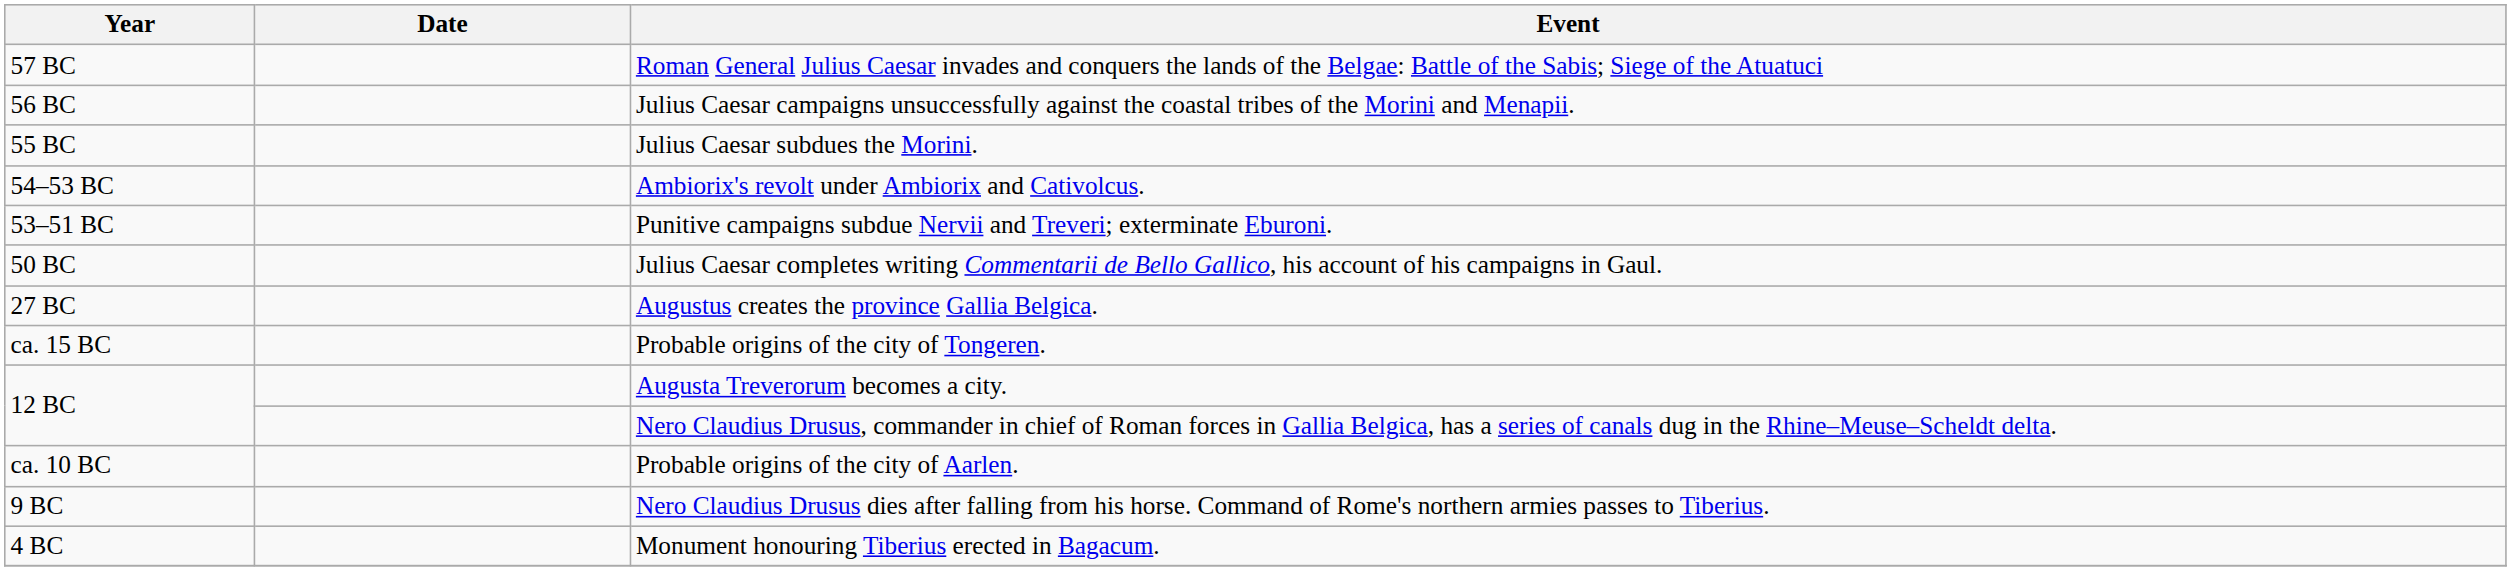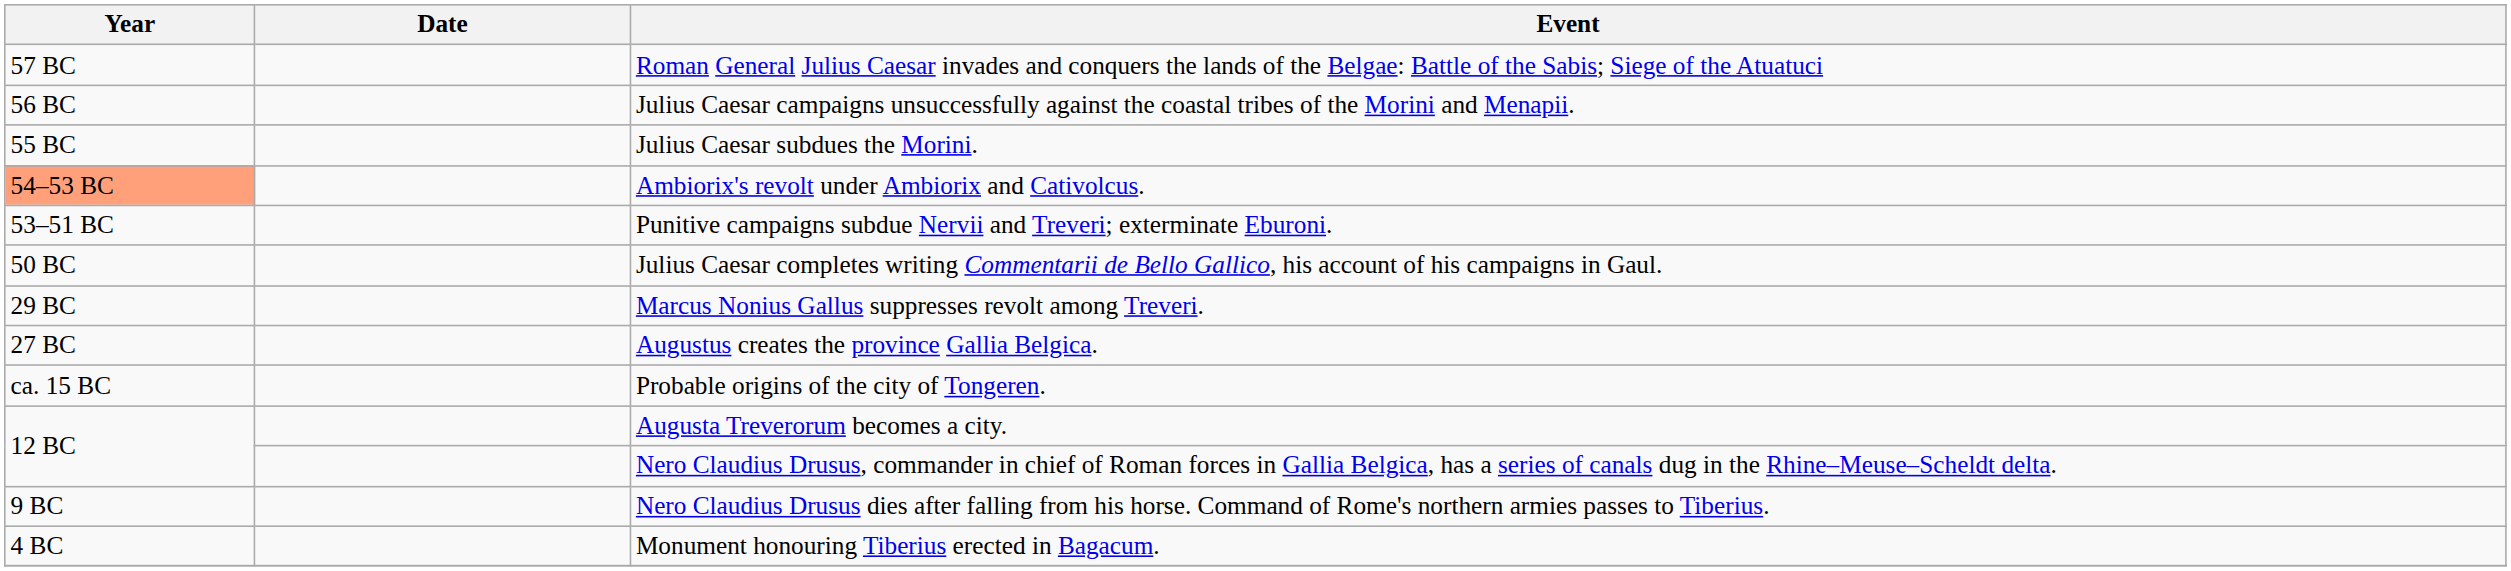(62, 184) no background -> (62, 184) lightsalmon background
+ row: (920, 305)
- row: (827, 465)
